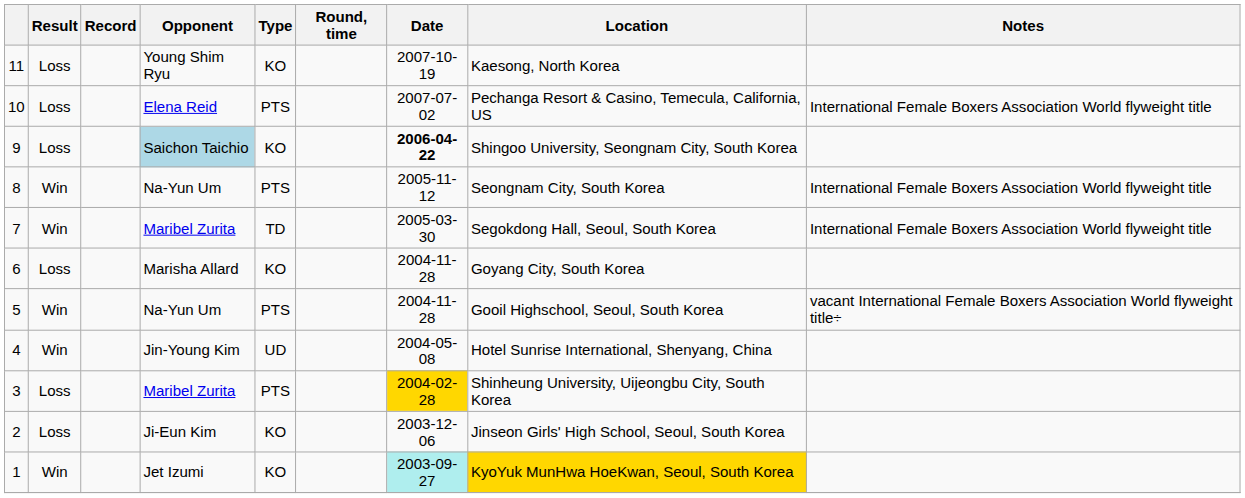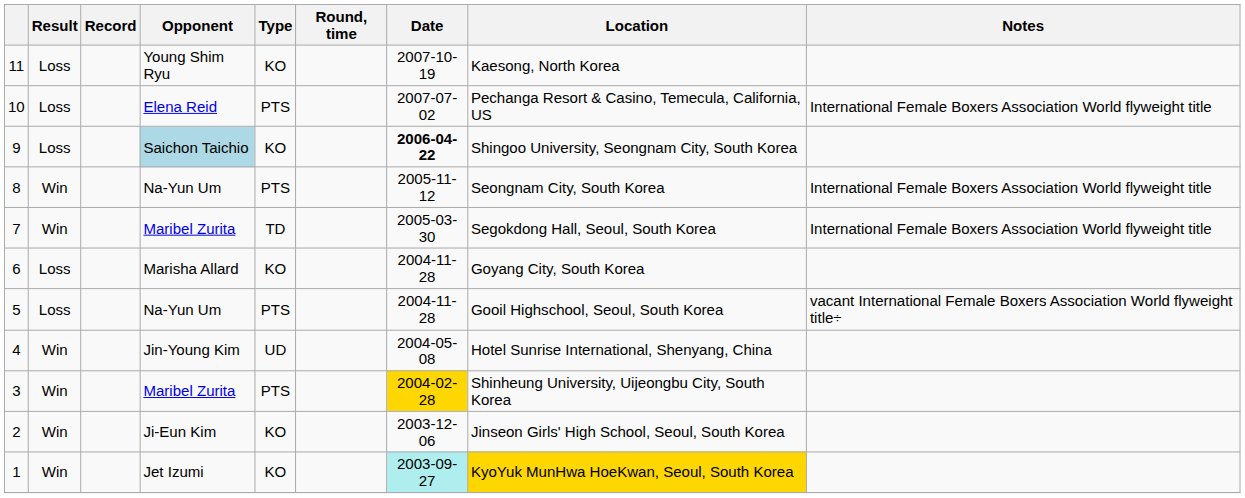(55, 310) Win -> (55, 310) Loss
(55, 391) Loss -> (55, 391) Win
(55, 432) Loss -> (55, 432) Win
